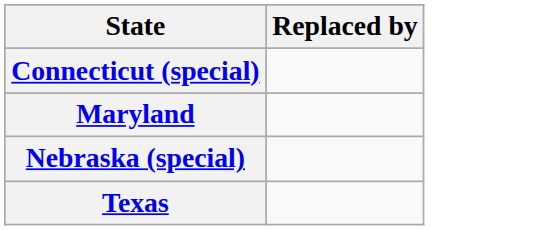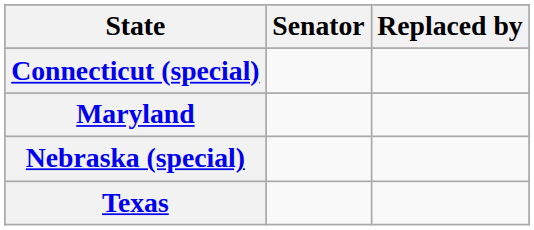+ column: (318, 26)
